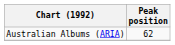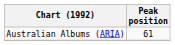(148, 34) 62 -> (148, 34) 61
